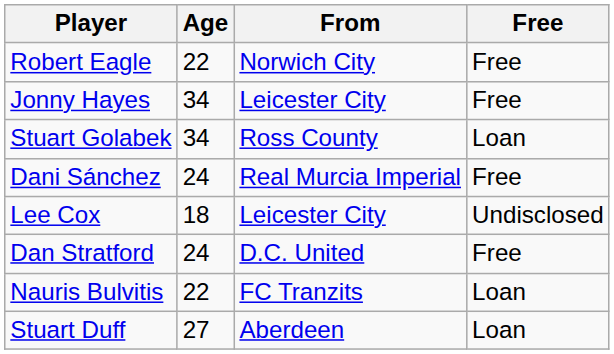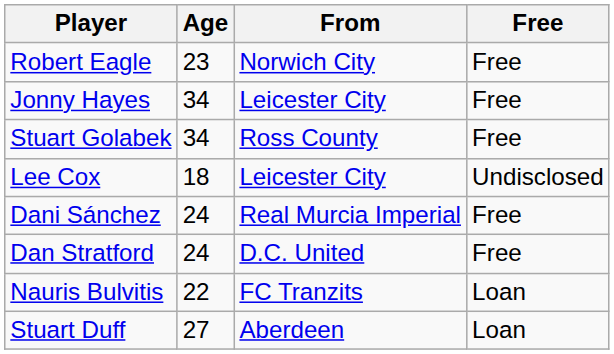(196, 61) 22 -> (196, 61) 23
(499, 138) Loan -> (497, 138) Free
rows swapped: (86, 176) <-> (55, 215)
